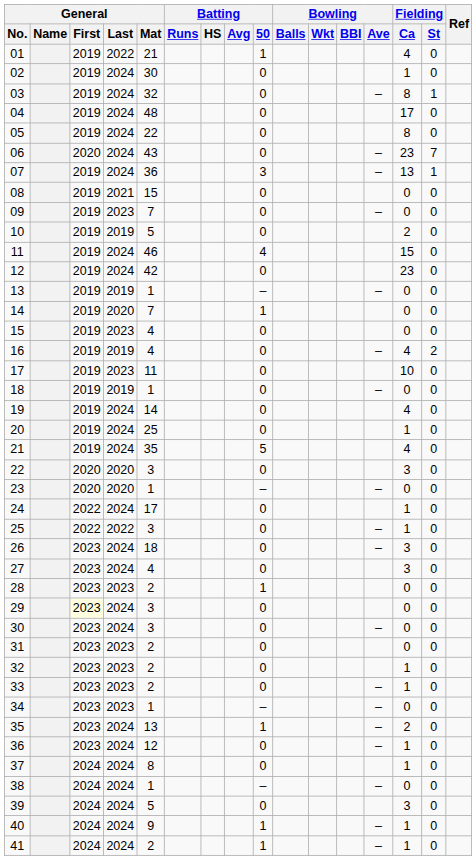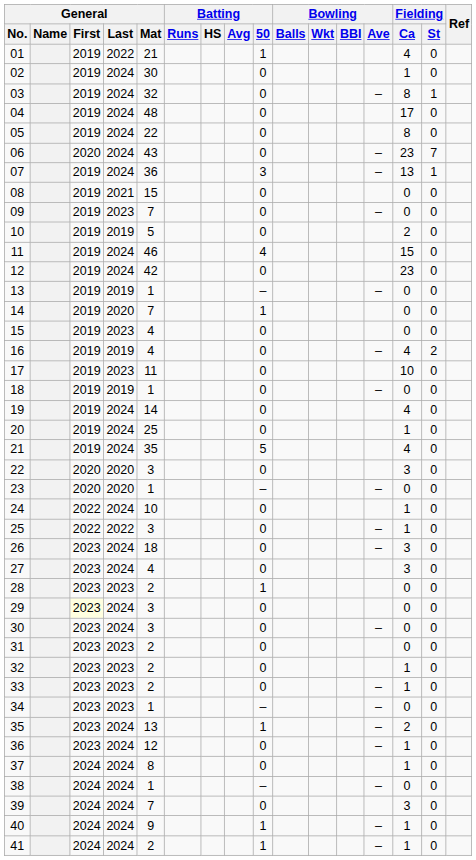(151, 509) 17 -> (151, 509) 10
(151, 806) 5 -> (151, 806) 7
